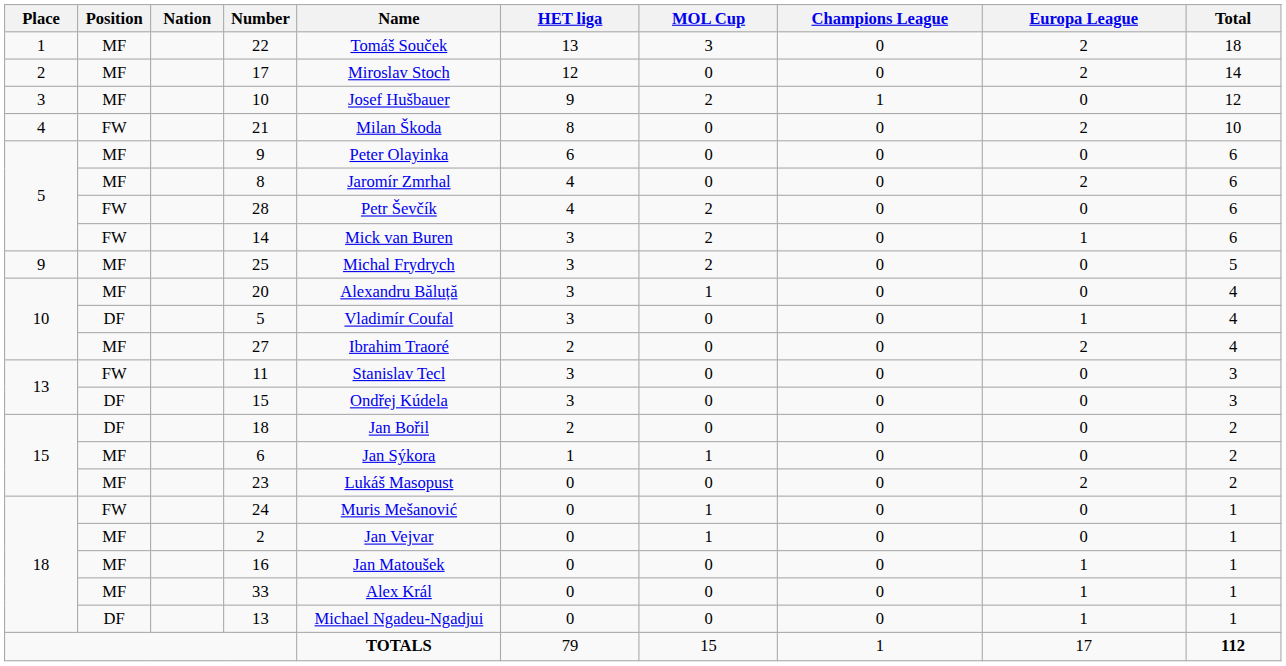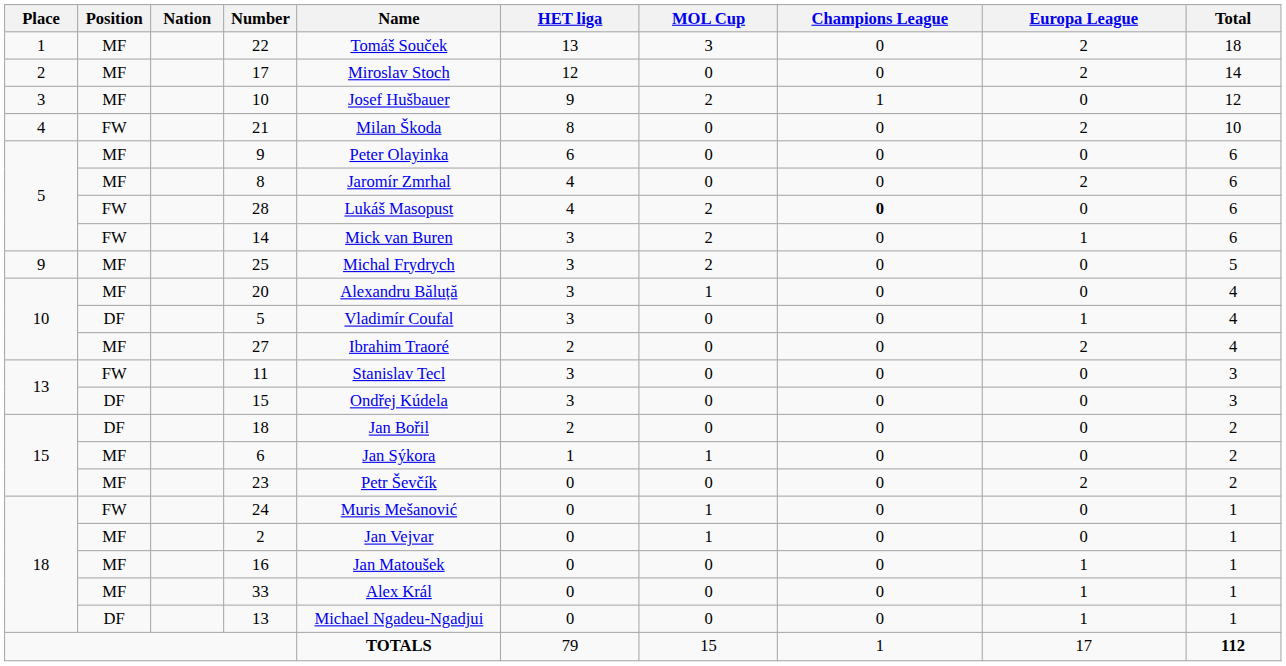(399, 209) Petr Ševčík -> (399, 209) Lukáš Masopust
(880, 209) normal -> (880, 209) bold
(399, 482) Lukáš Masopust -> (399, 482) Petr Ševčík
